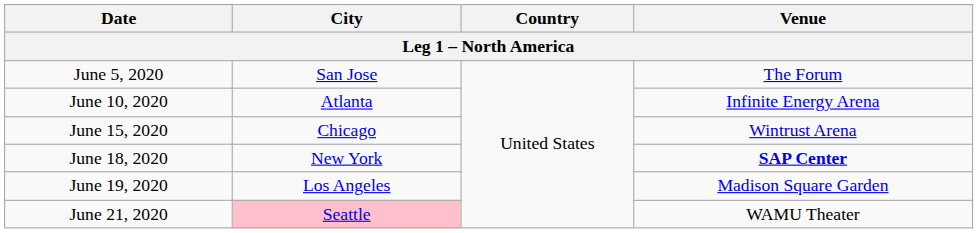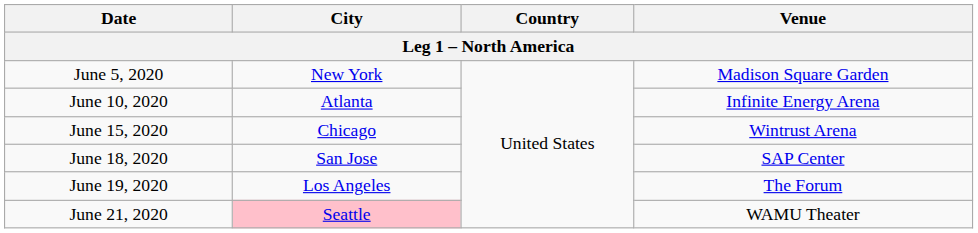(347, 74) San Jose -> (347, 74) New York
(803, 74) The Forum -> (803, 74) Madison Square Garden
(347, 158) New York -> (347, 158) San Jose
(803, 158) bold -> (803, 158) normal
(803, 185) Madison Square Garden -> (803, 185) The Forum
